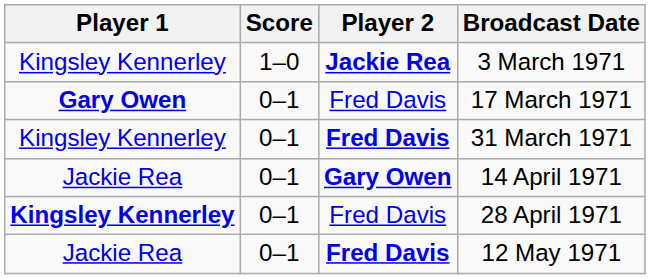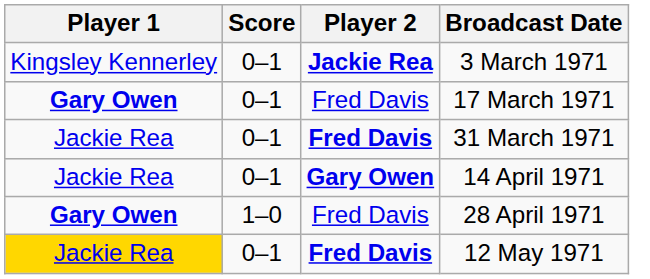(279, 61) 1–0 -> (262, 61) 0–1
(122, 138) Kingsley Kennerley -> (114, 138) Jackie Rea
(122, 215) Kingsley Kennerley -> (114, 215) Gary Owen
(279, 215) 0–1 -> (262, 215) 1–0
(122, 253) no background -> (114, 253) gold background
